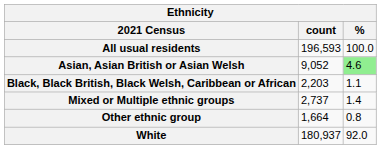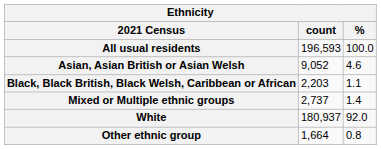(354, 65) lightgreen background -> (354, 65) no background
rows swapped: (151, 135) <-> (151, 118)
